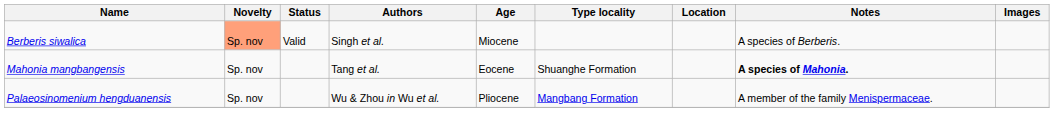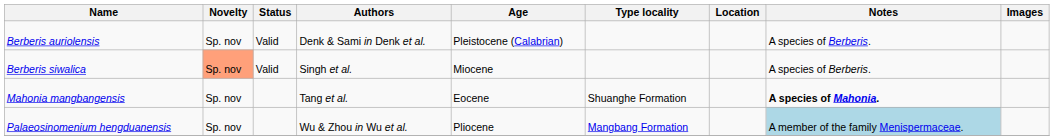+ row: (53, 41)
(835, 98) no background -> (866, 127) lightblue background
